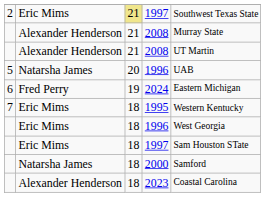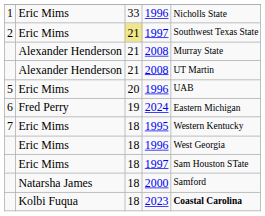+ row: (10, 13)
(55, 70) Natarsha James -> (44, 88) Eric Mims
(70, 182) Alexander Henderson -> (48, 201) Kolbi Fuqua
(205, 182) normal -> (208, 201) bold
